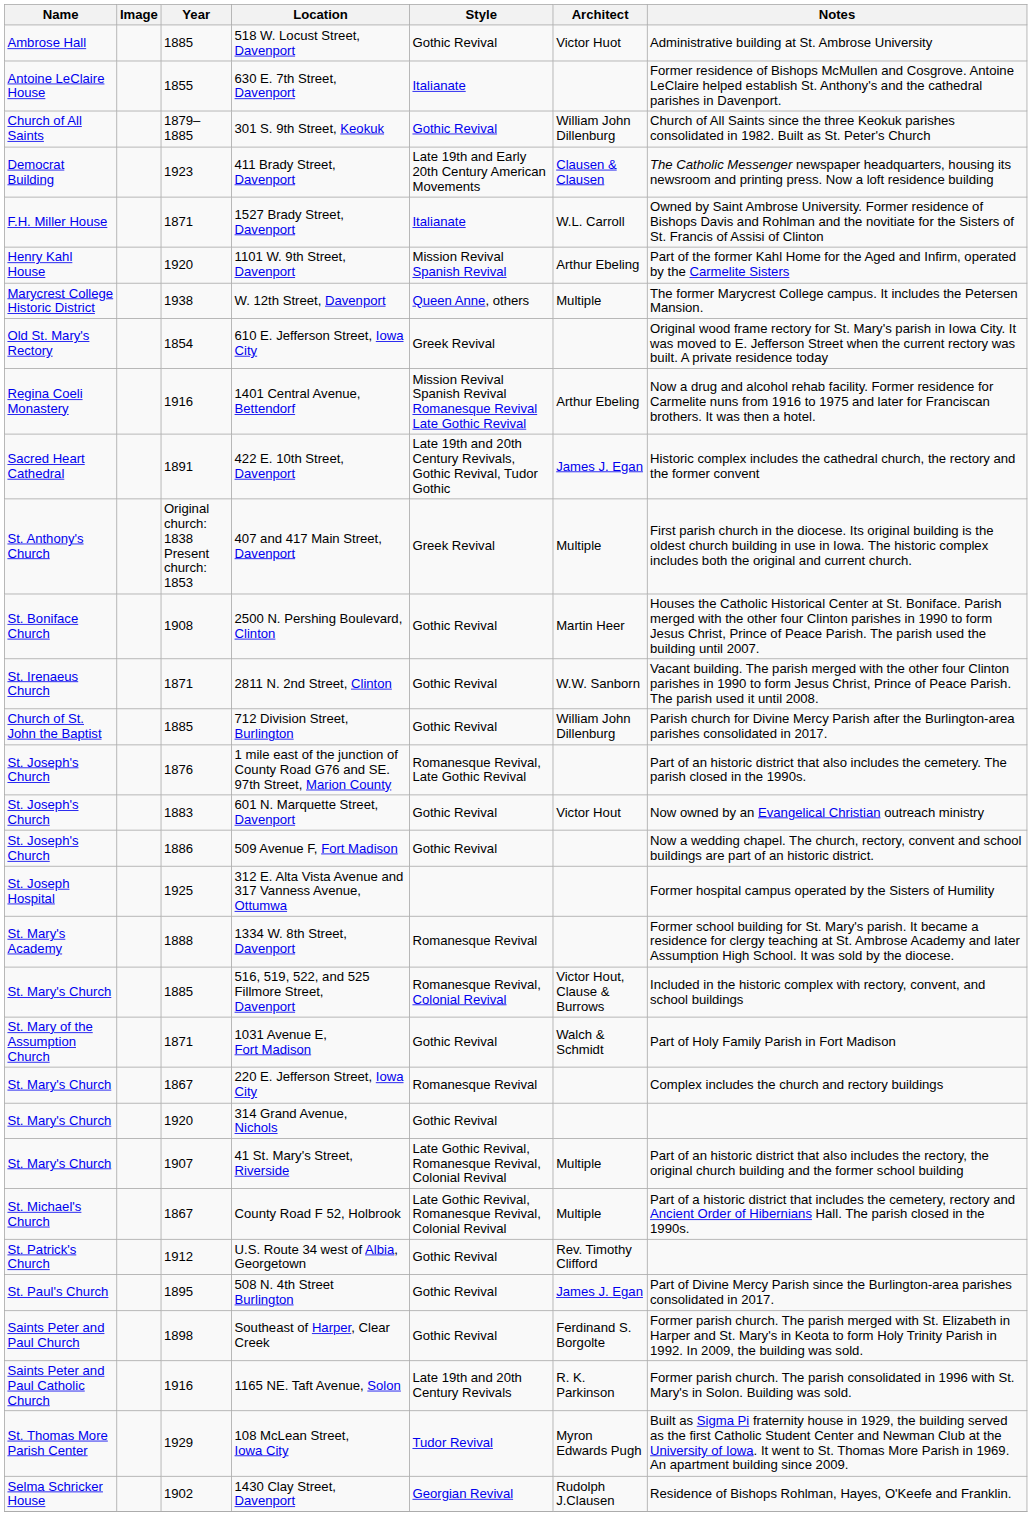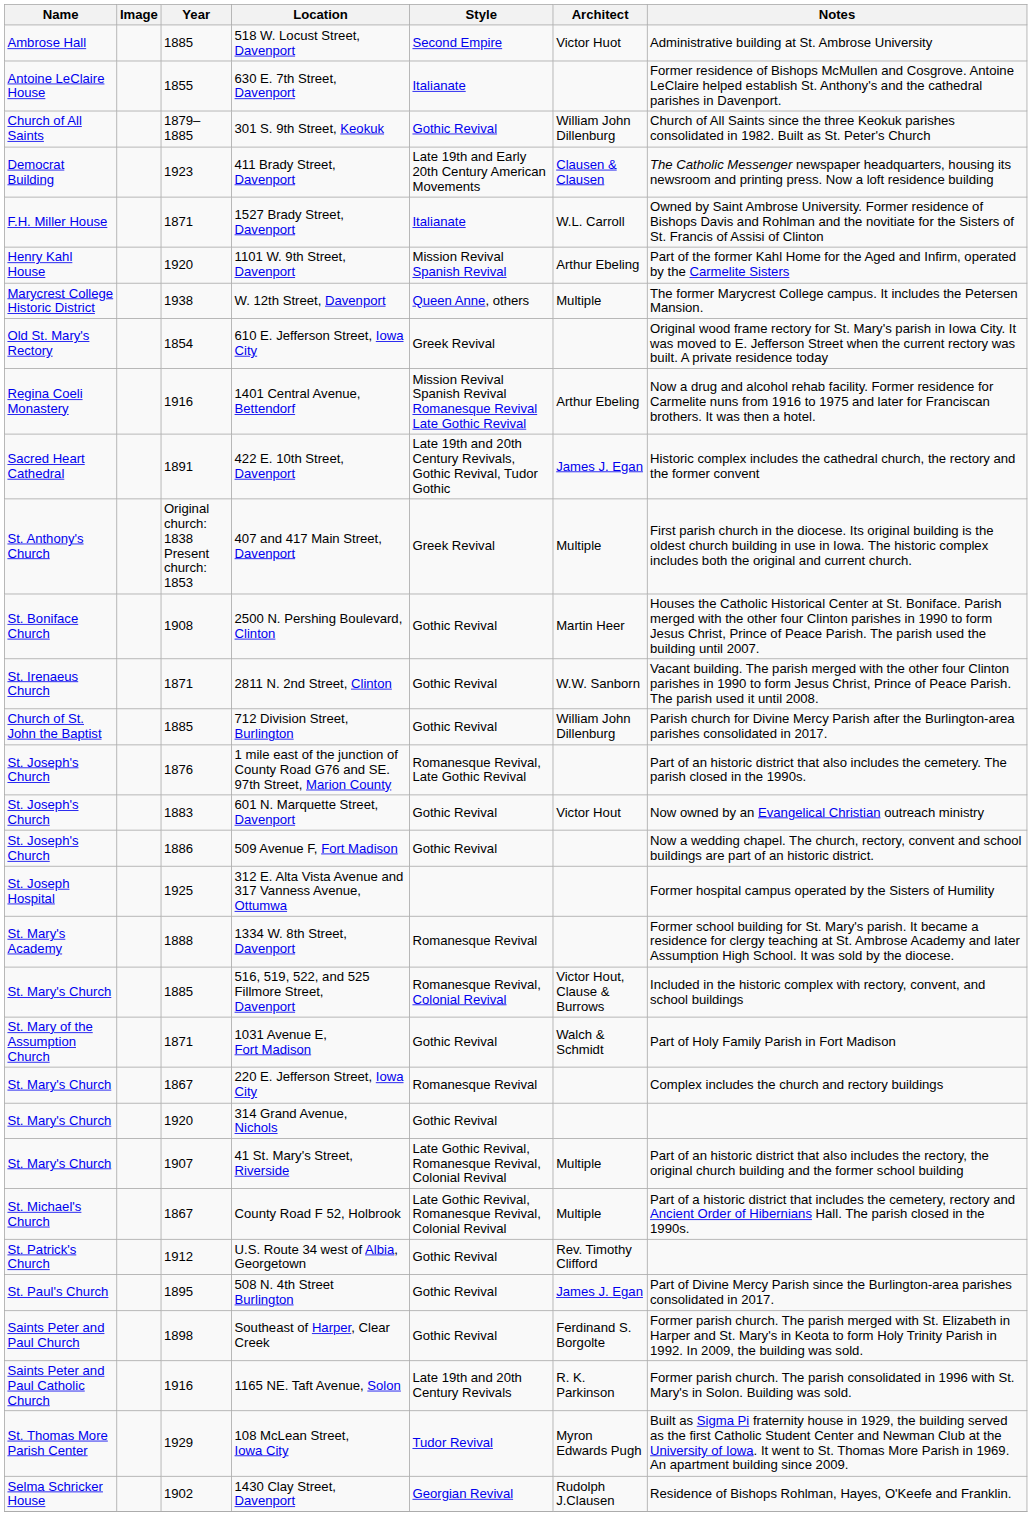(455, 43) Gothic Revival -> (457, 43) Second Empire
